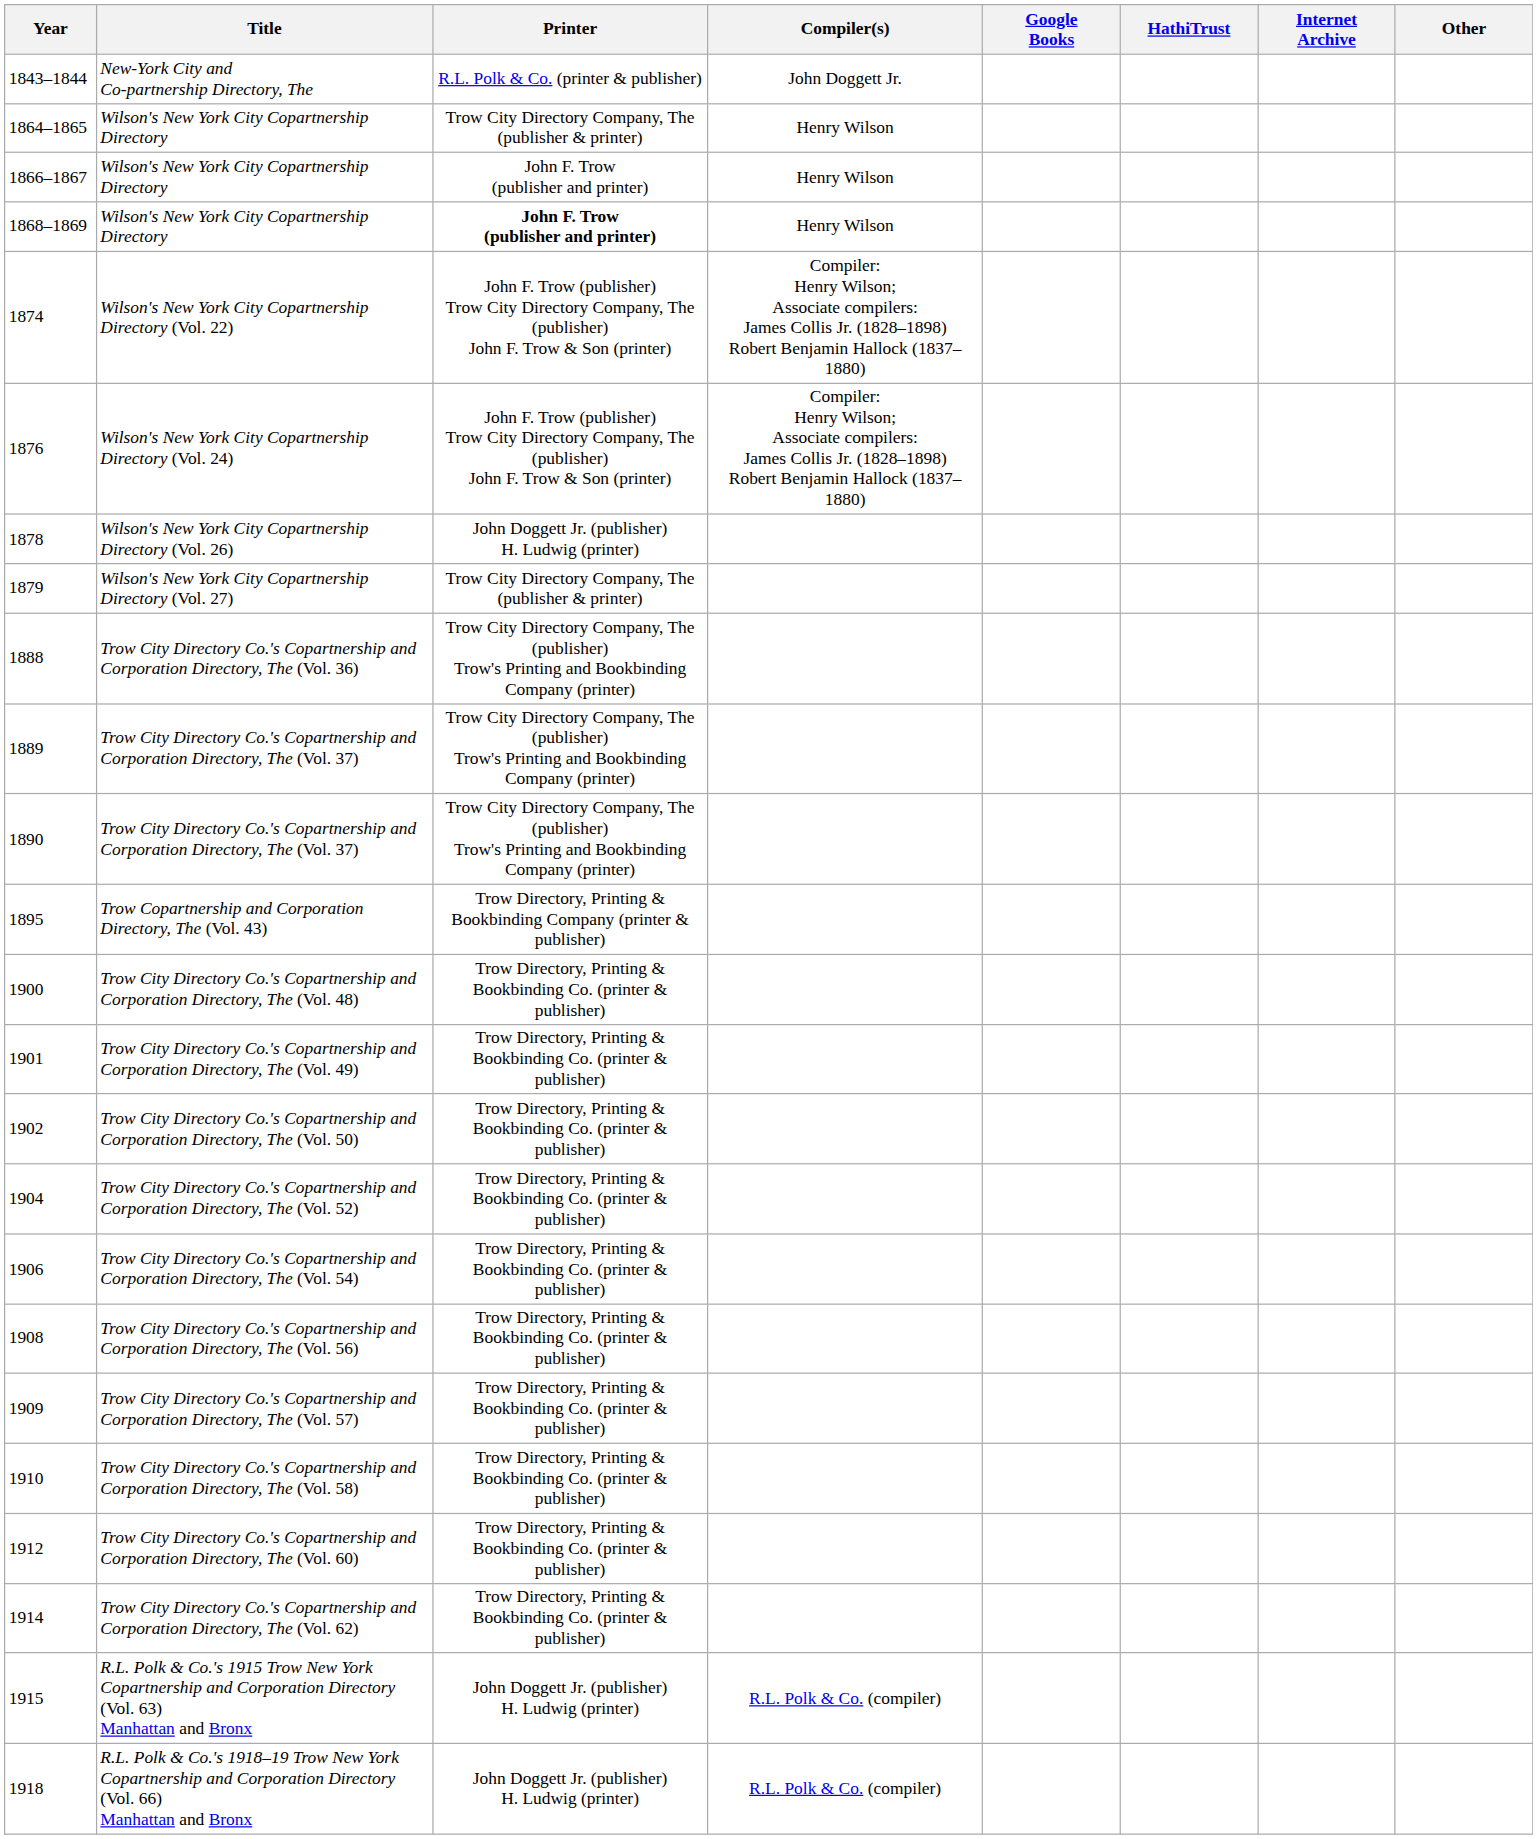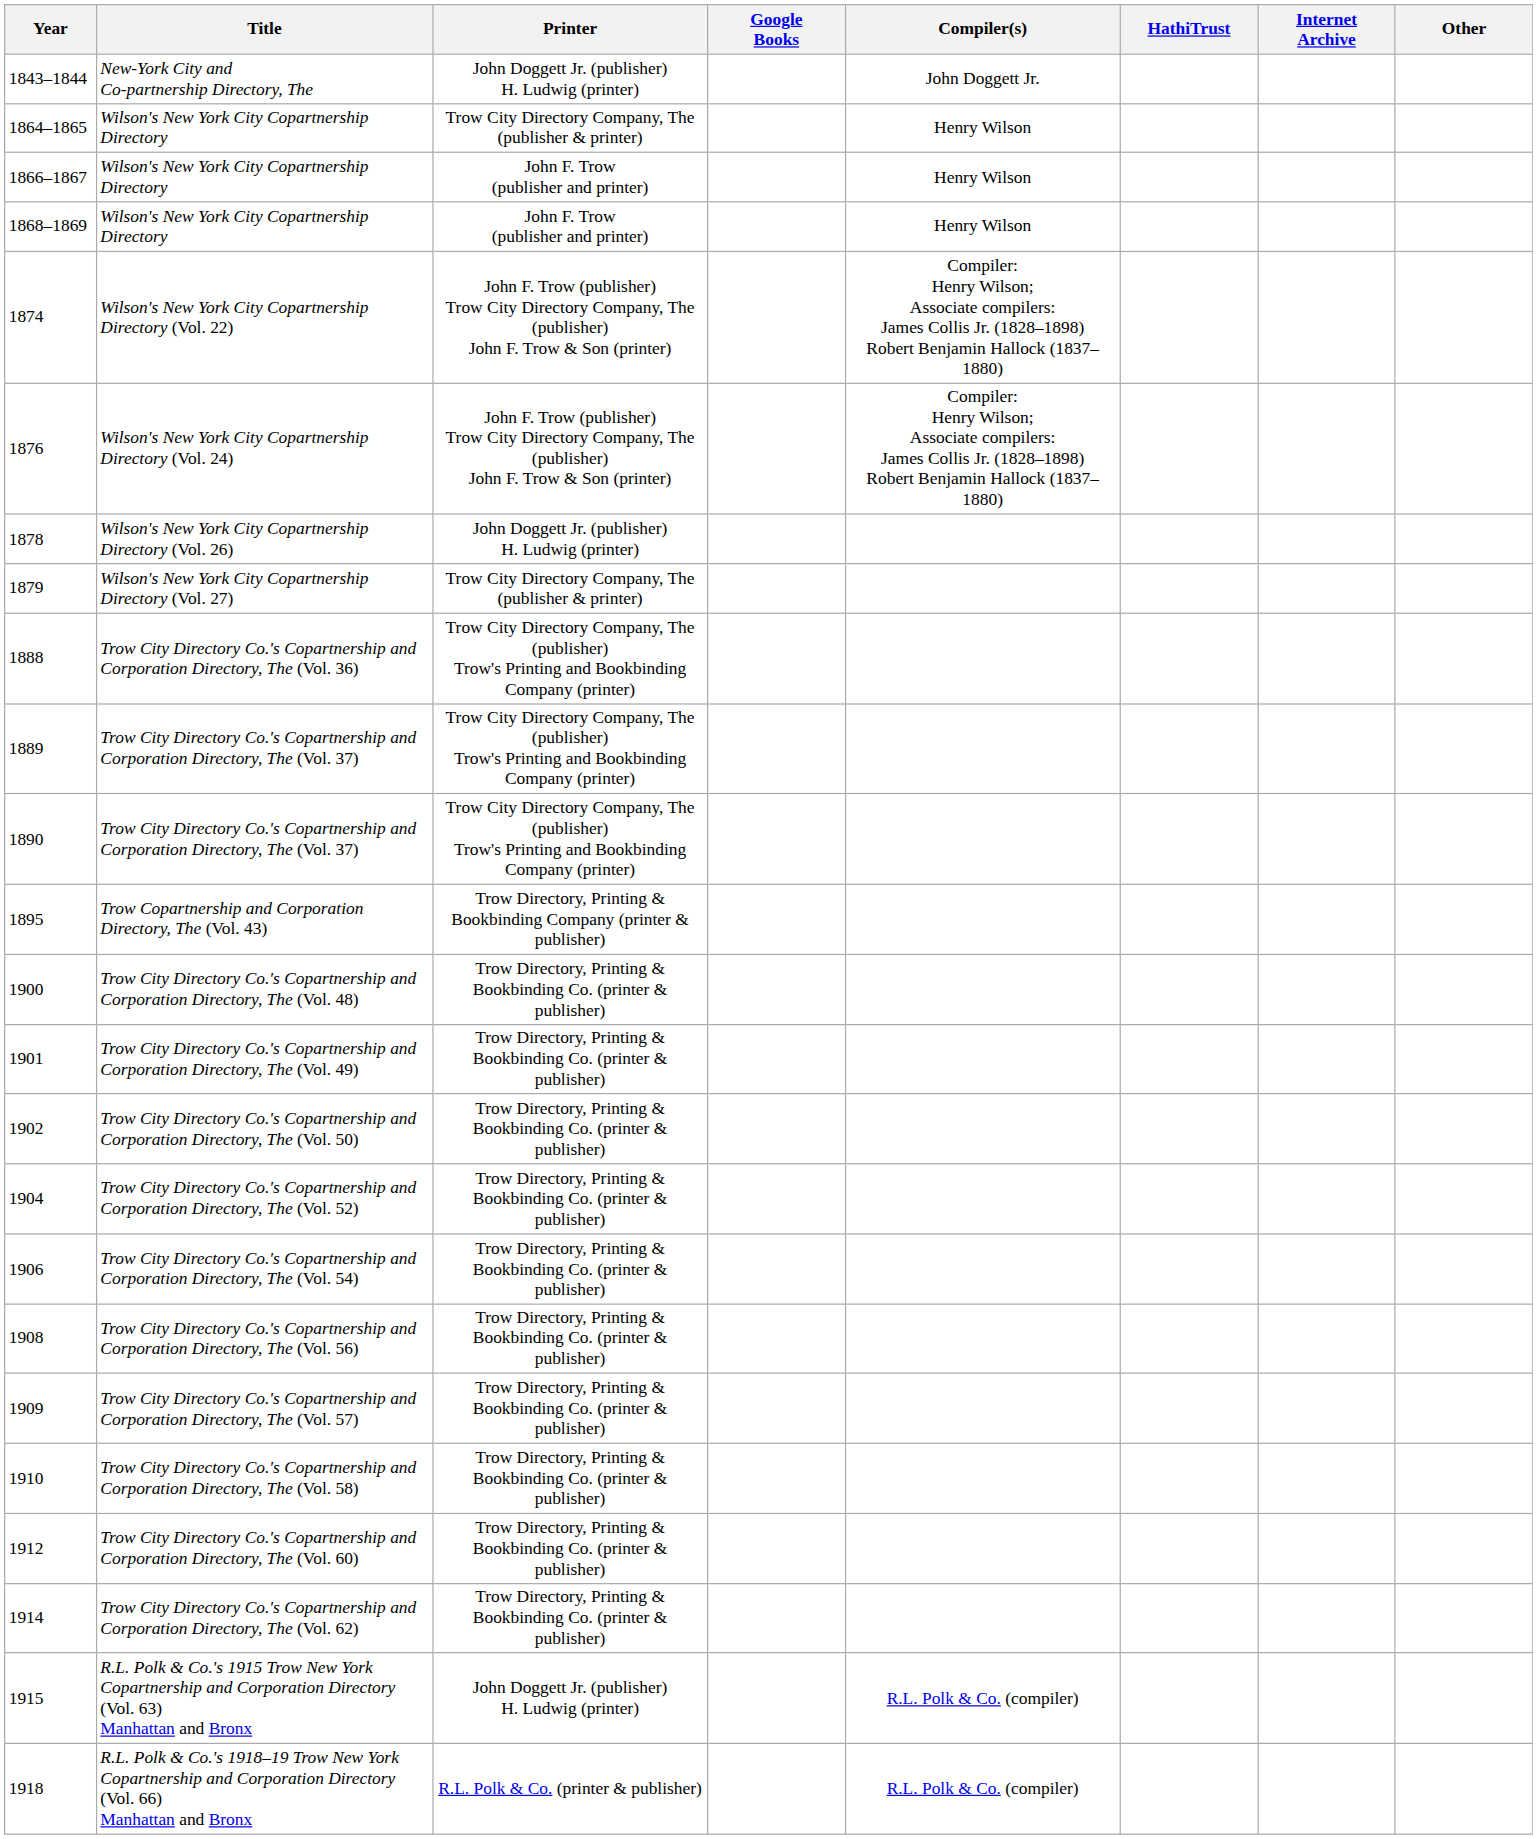columns swapped: (845, 29) <-> (1051, 29)
(570, 78) R.L. Polk & Co. (printer & publisher) -> (570, 78) John Doggett Jr. (publisher) H. Ludwig (printer)
(570, 226) bold -> (570, 226) normal
(570, 1788) John Doggett Jr. (publisher) H. Ludwig (printer) -> (570, 1788) R.L. Polk & Co. (printer & publisher)
